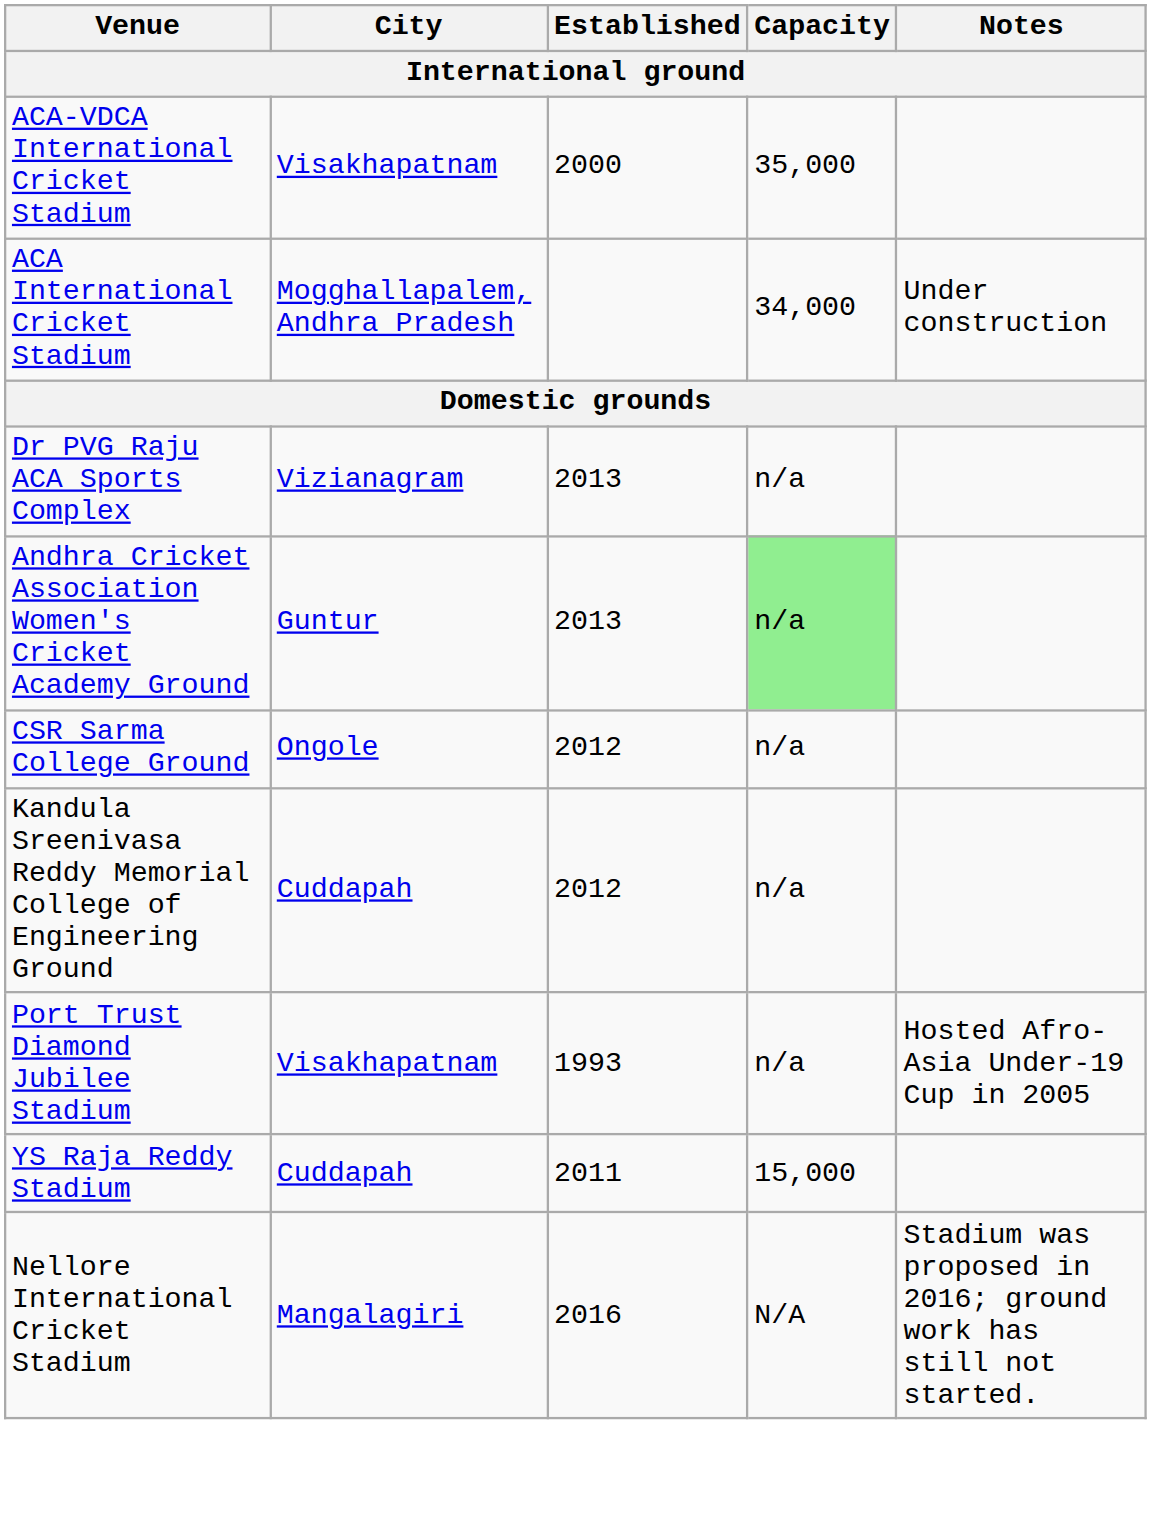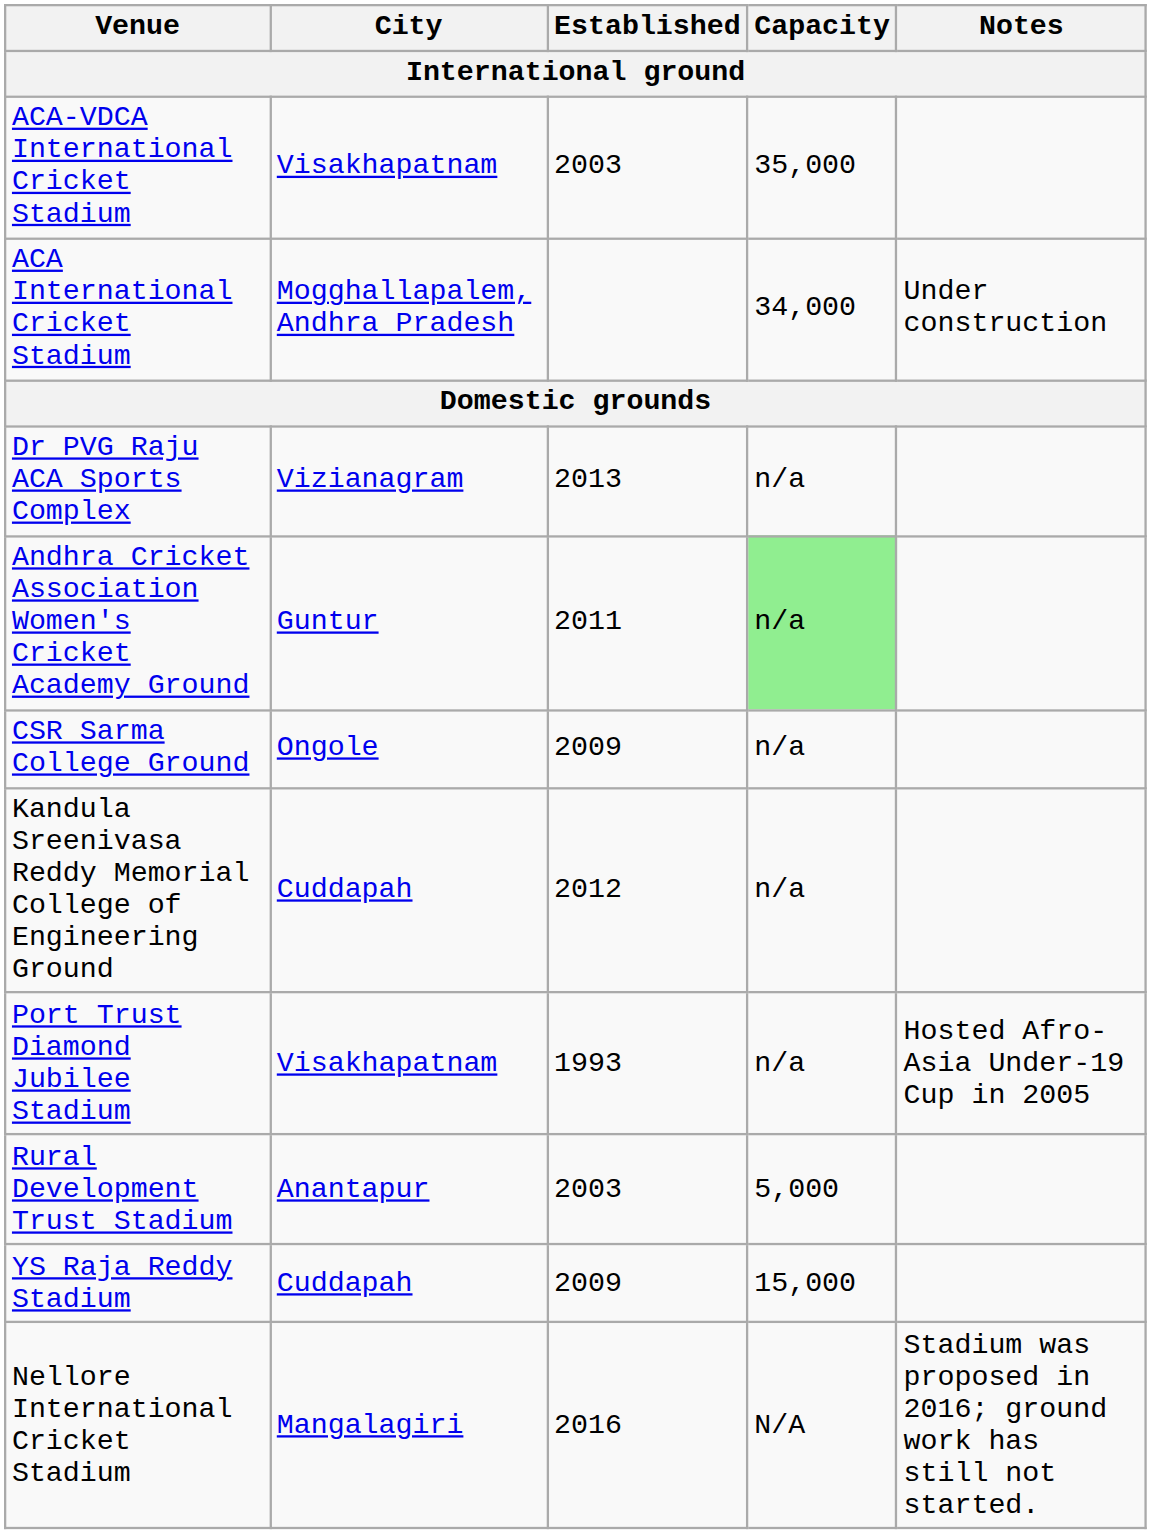(588, 168) 2000 -> (588, 168) 2003
(588, 623) 2013 -> (588, 623) 2011
(588, 749) 2012 -> (588, 749) 2009
+ row: (122, 1190)
(588, 1174) 2011 -> (588, 1284) 2009
